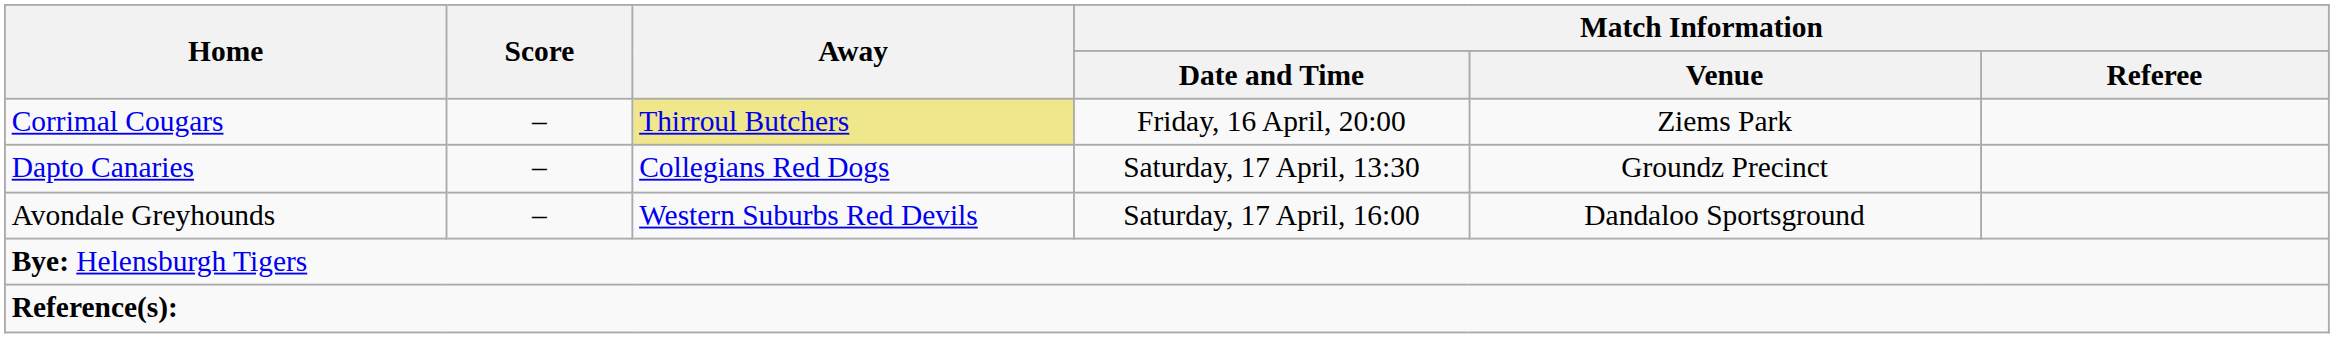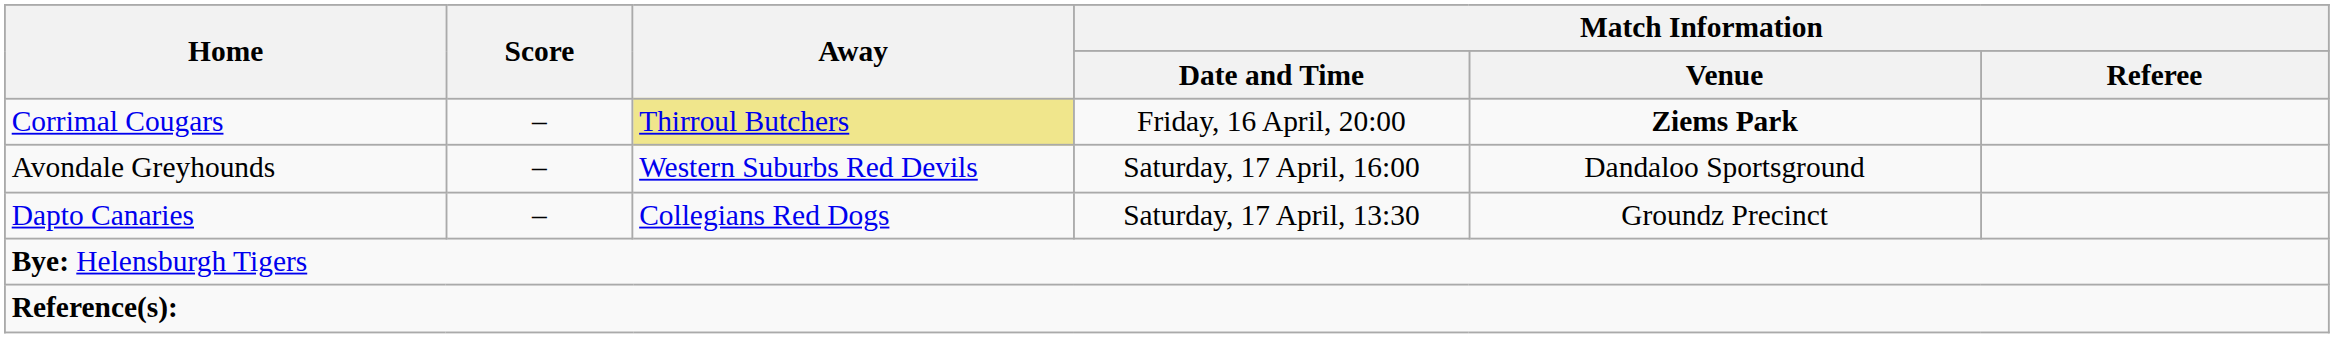(1725, 121) normal -> (1725, 121) bold
rows swapped: (103, 167) <-> (143, 214)
